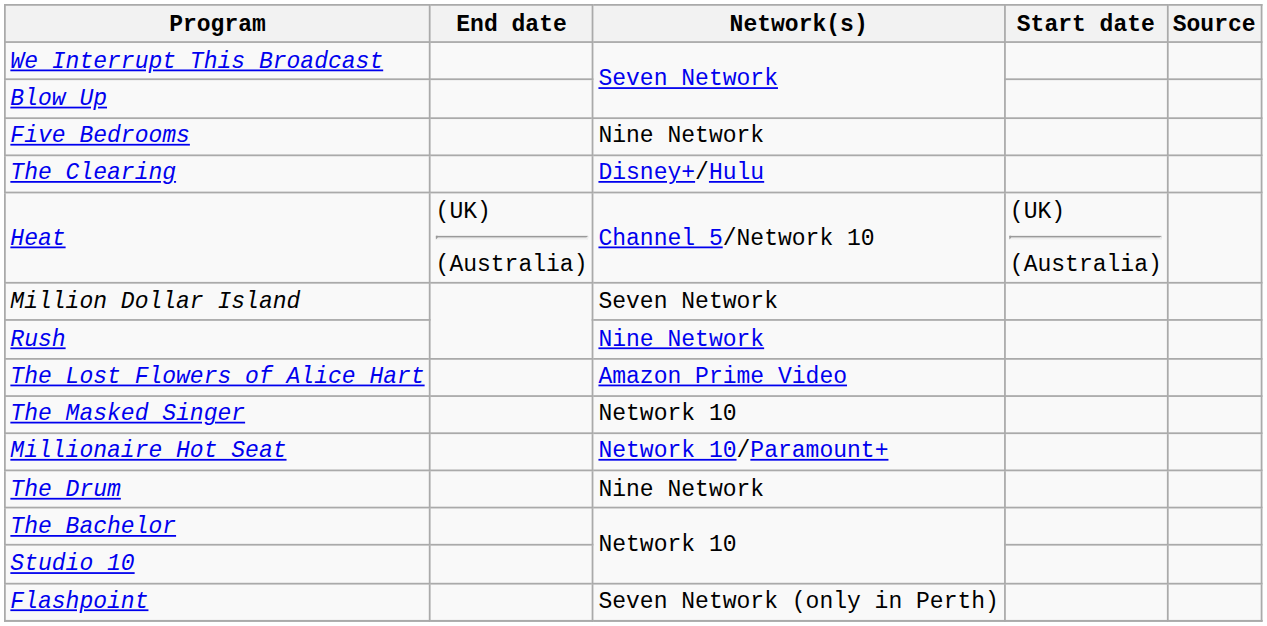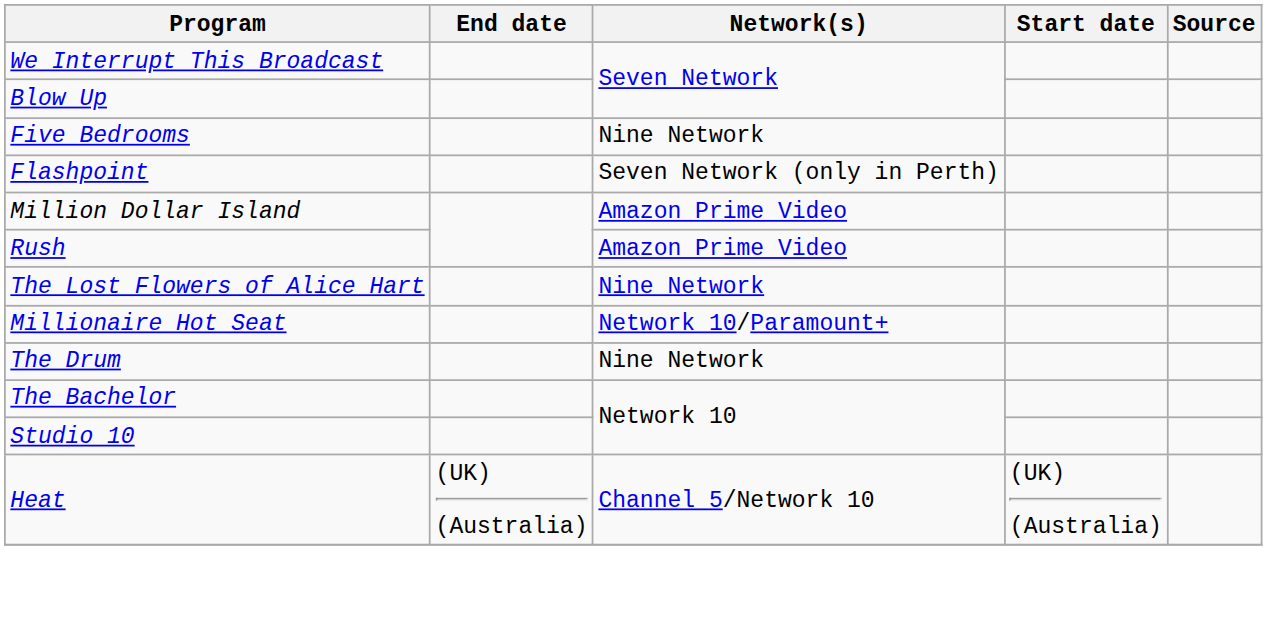- row: (93, 174)
rows swapped: (38, 238) <-> (79, 602)
(688, 302) Seven Network -> (723, 211) Amazon Prime Video
(681, 339) Nine Network -> (723, 249) Amazon Prime Video
(723, 377) Amazon Prime Video -> (681, 286) Nine Network
- row: (128, 414)
